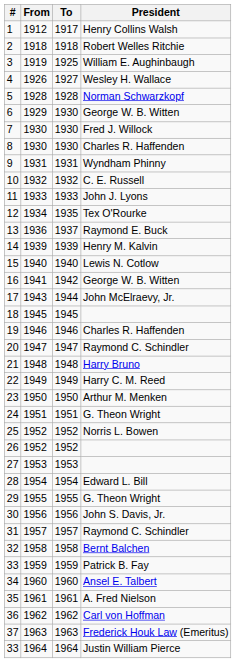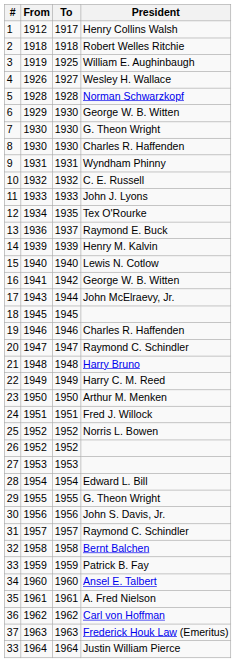(118, 130) Fred J. Willock -> (122, 130) G. Theon Wright
(122, 414) G. Theon Wright -> (118, 414) Fred J. Willock
